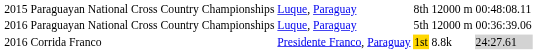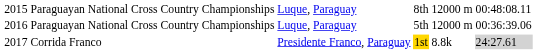(16, 42) 2016 -> (16, 42) 2017
